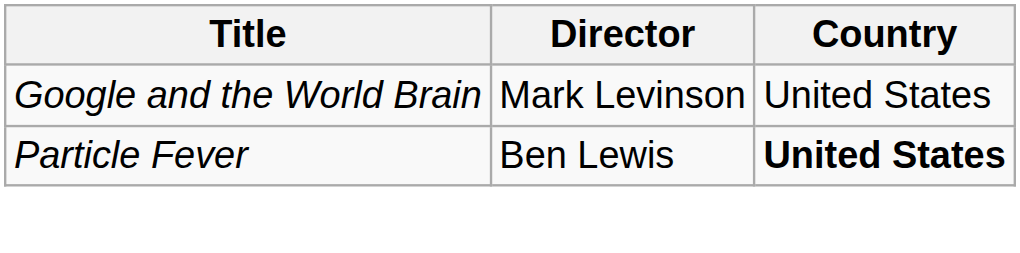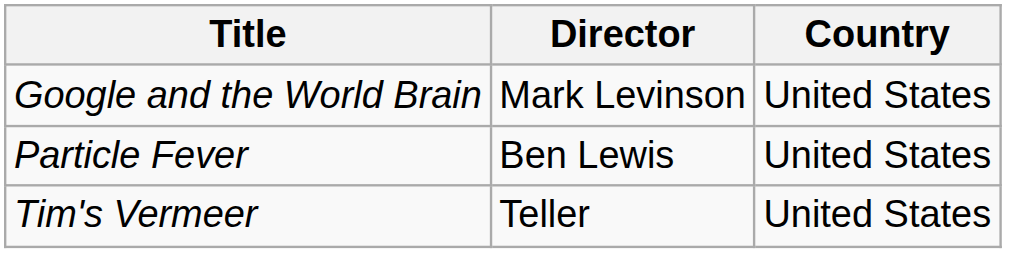(885, 154) bold -> (877, 154) normal
+ row: (136, 214)
